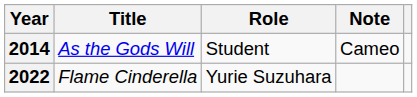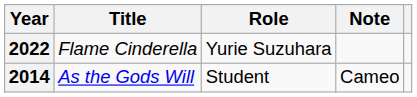rows swapped: (29, 48) <-> (29, 77)
